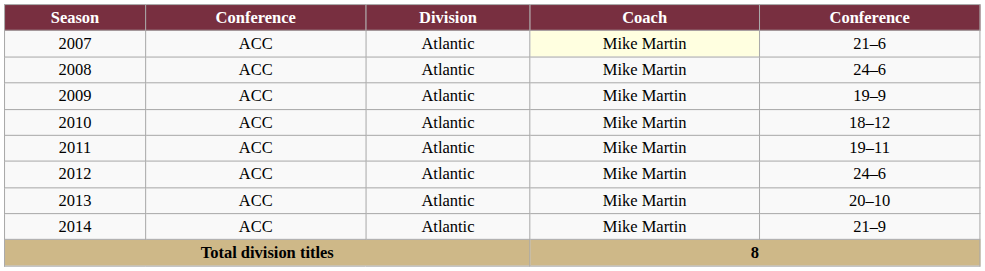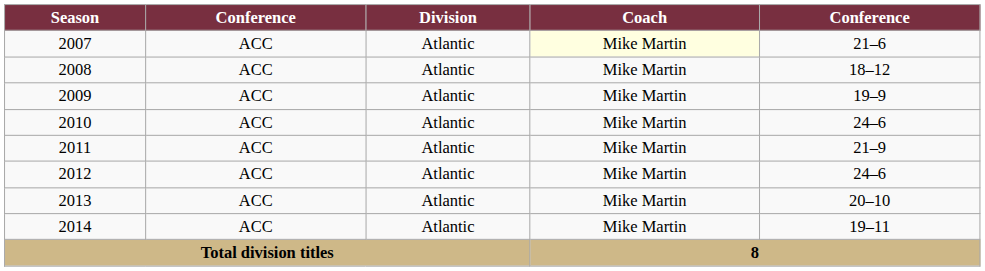(870, 69) 24–6 -> (870, 69) 18–12
(870, 122) 18–12 -> (870, 122) 24–6
(870, 148) 19–11 -> (870, 148) 21–9
(870, 226) 21–9 -> (870, 226) 19–11
